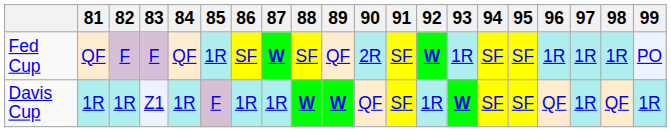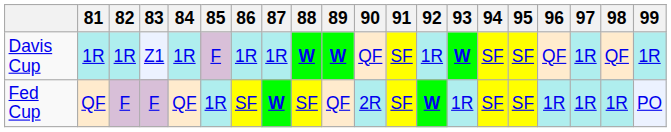rows swapped: (30, 103) <-> (25, 55)
